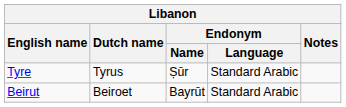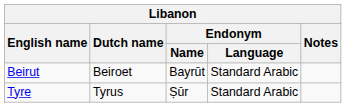rows swapped: (23, 92) <-> (19, 72)
